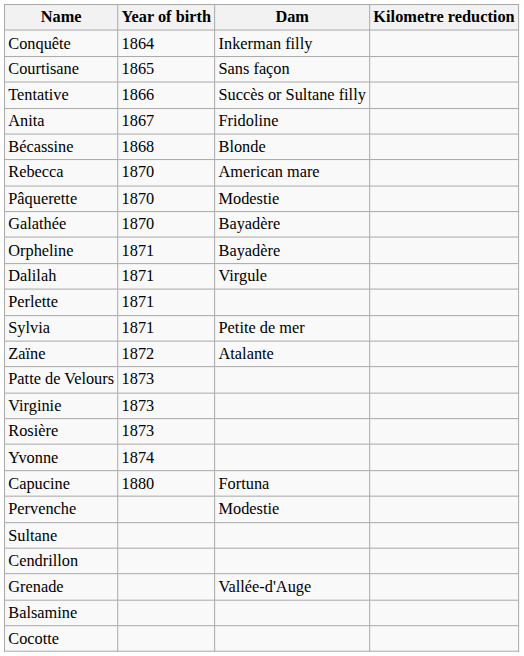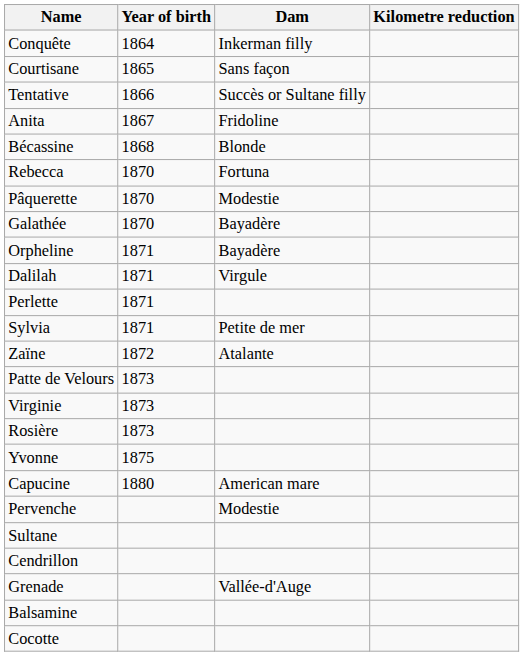(269, 172) American mare -> (244, 172) Fortuna
(138, 457) 1874 -> (138, 457) 1875
(244, 483) Fortuna -> (269, 483) American mare
